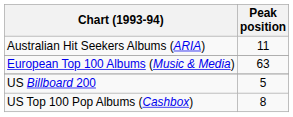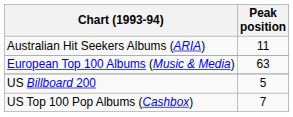(263, 102) 8 -> (263, 102) 7
